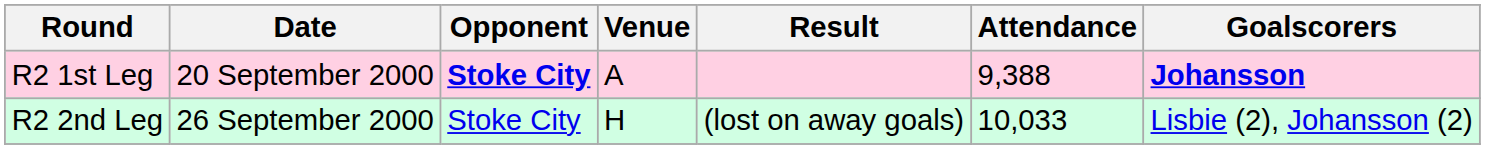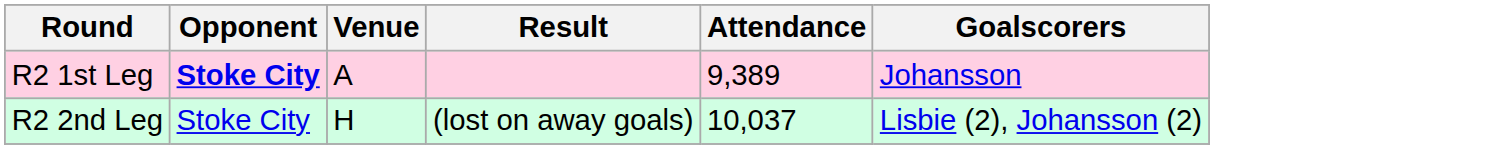- column: (305, 27)
(1014, 74) 9,388 -> (744, 74) 9,389
(1228, 74) bold -> (951, 74) normal
(1022, 120) 10,033 -> (752, 120) 10,037
